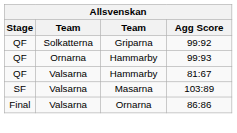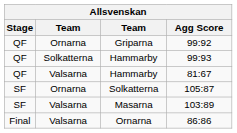(68, 43) Solkatterna -> (68, 43) Ornarna
(68, 58) Ornarna -> (68, 58) Solkatterna
+ row: (199, 89)
